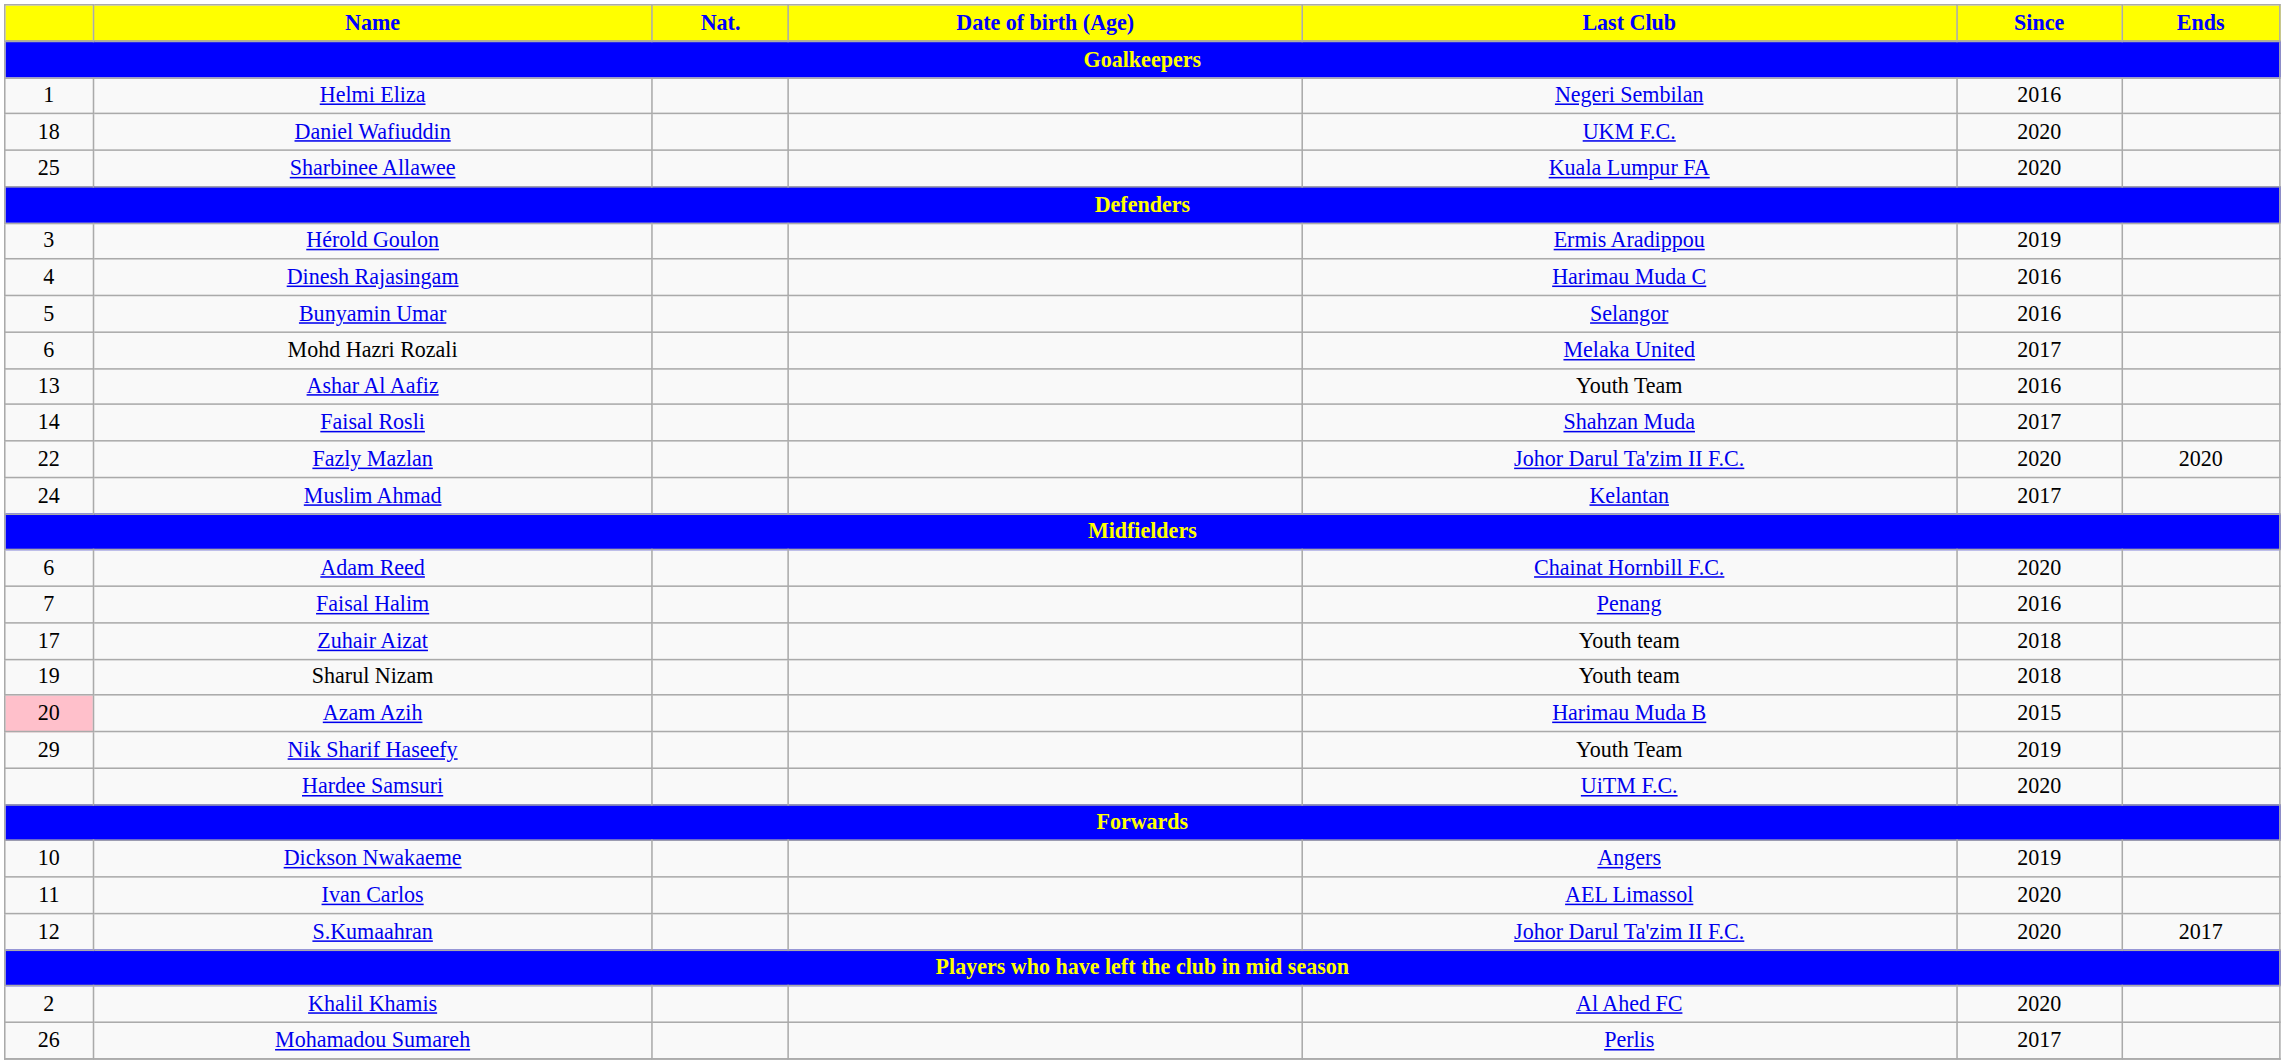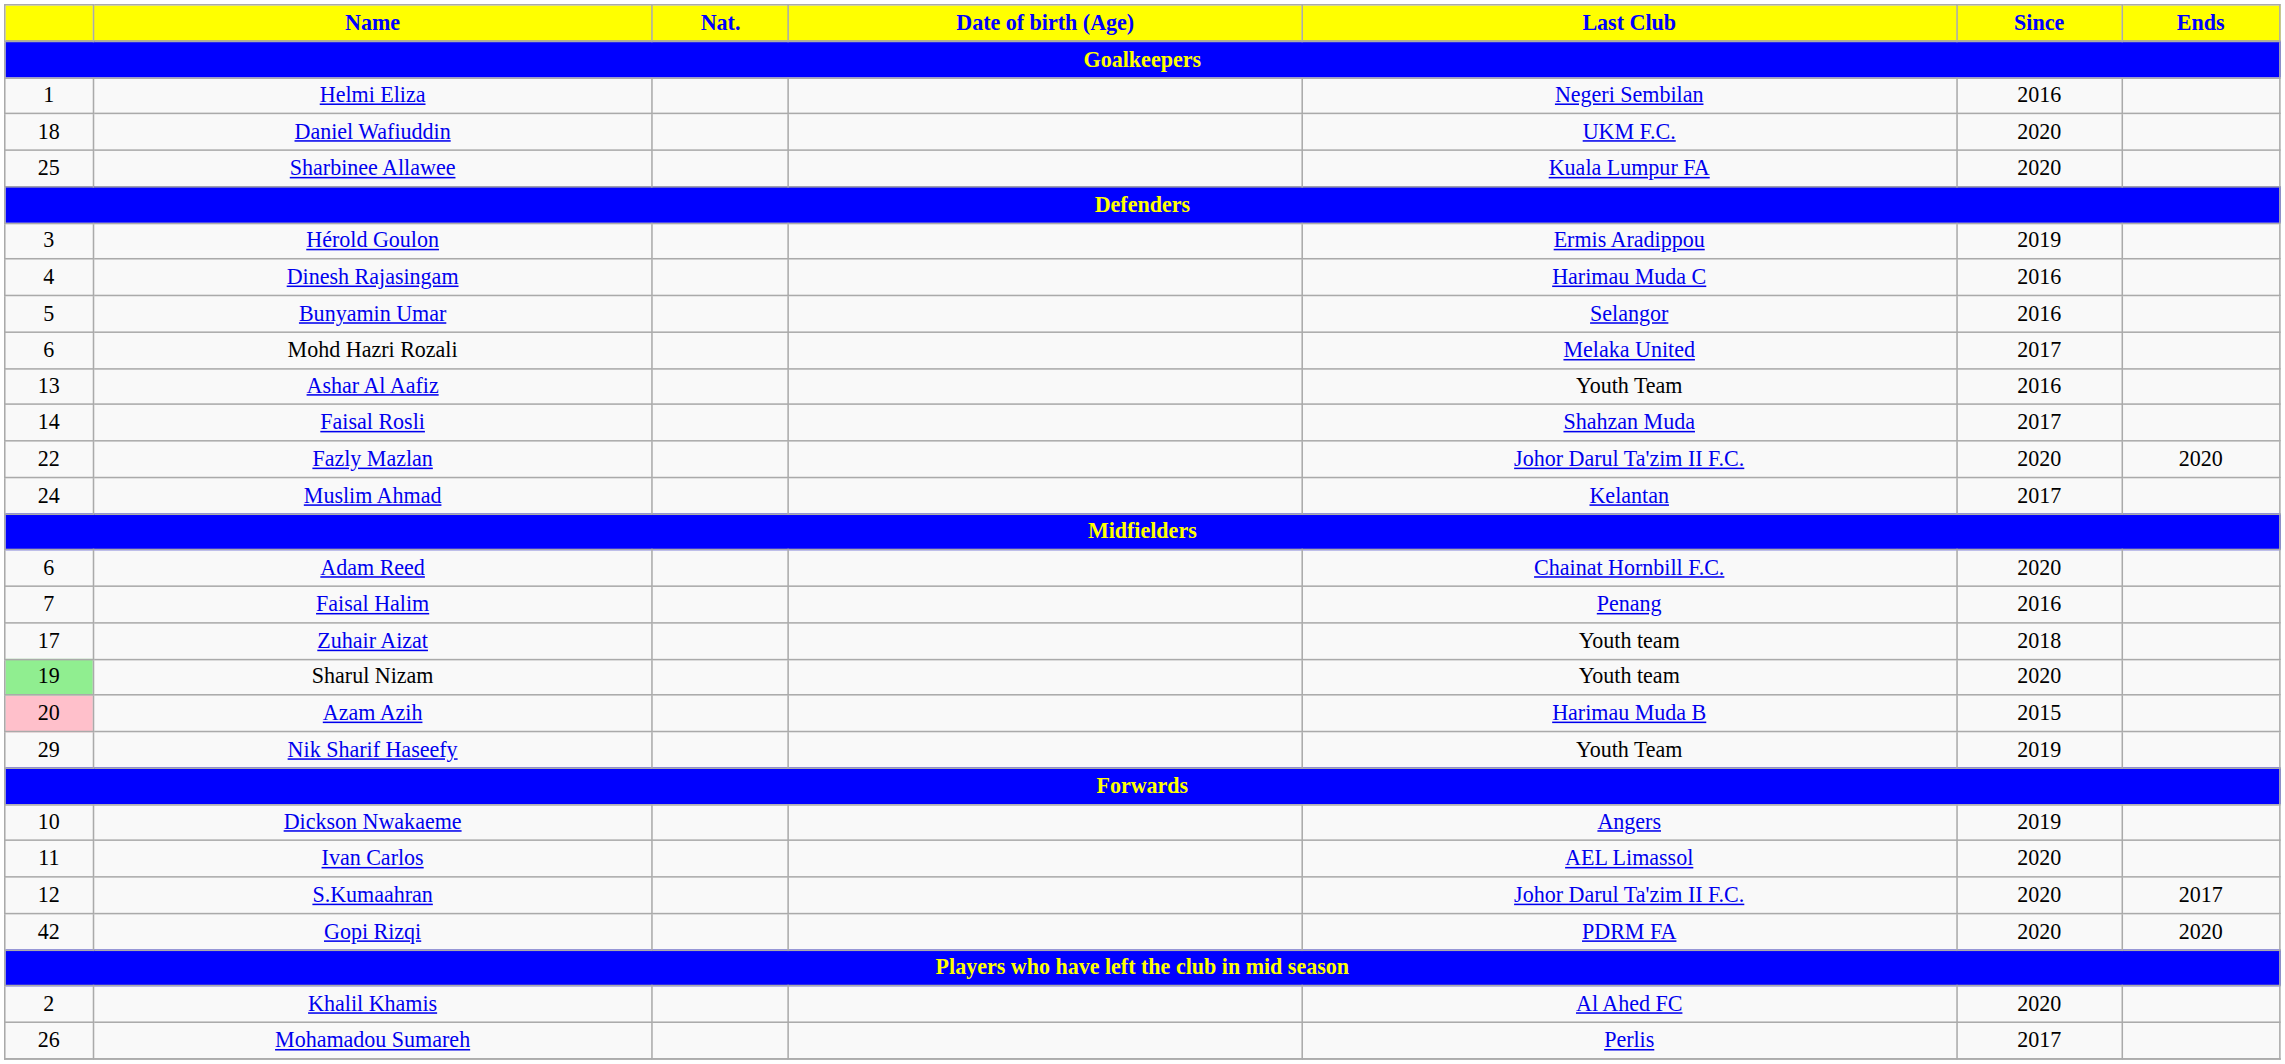(49, 677) no background -> (49, 677) lightgreen background
(2039, 677) 2018 -> (2039, 677) 2020
- row: (373, 786)
+ row: (373, 931)
